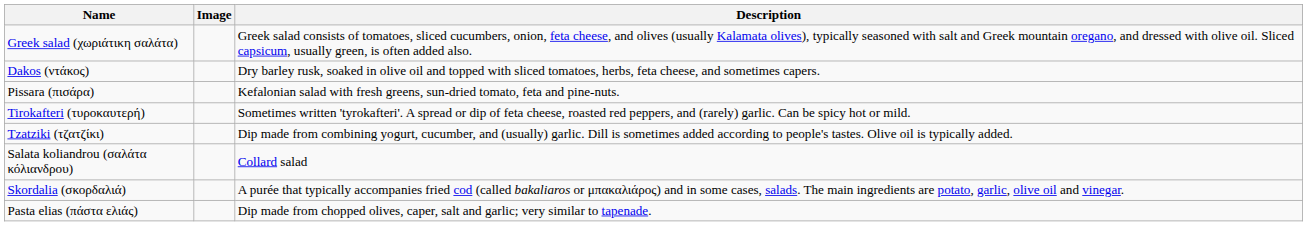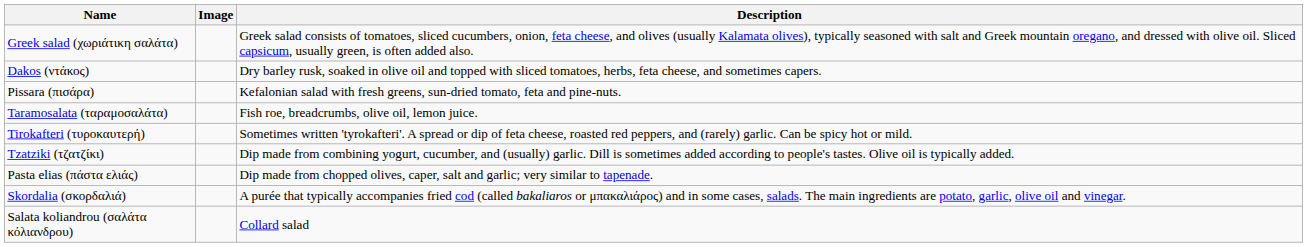+ row: (88, 112)
rows swapped: (73, 210) <-> (77, 161)
